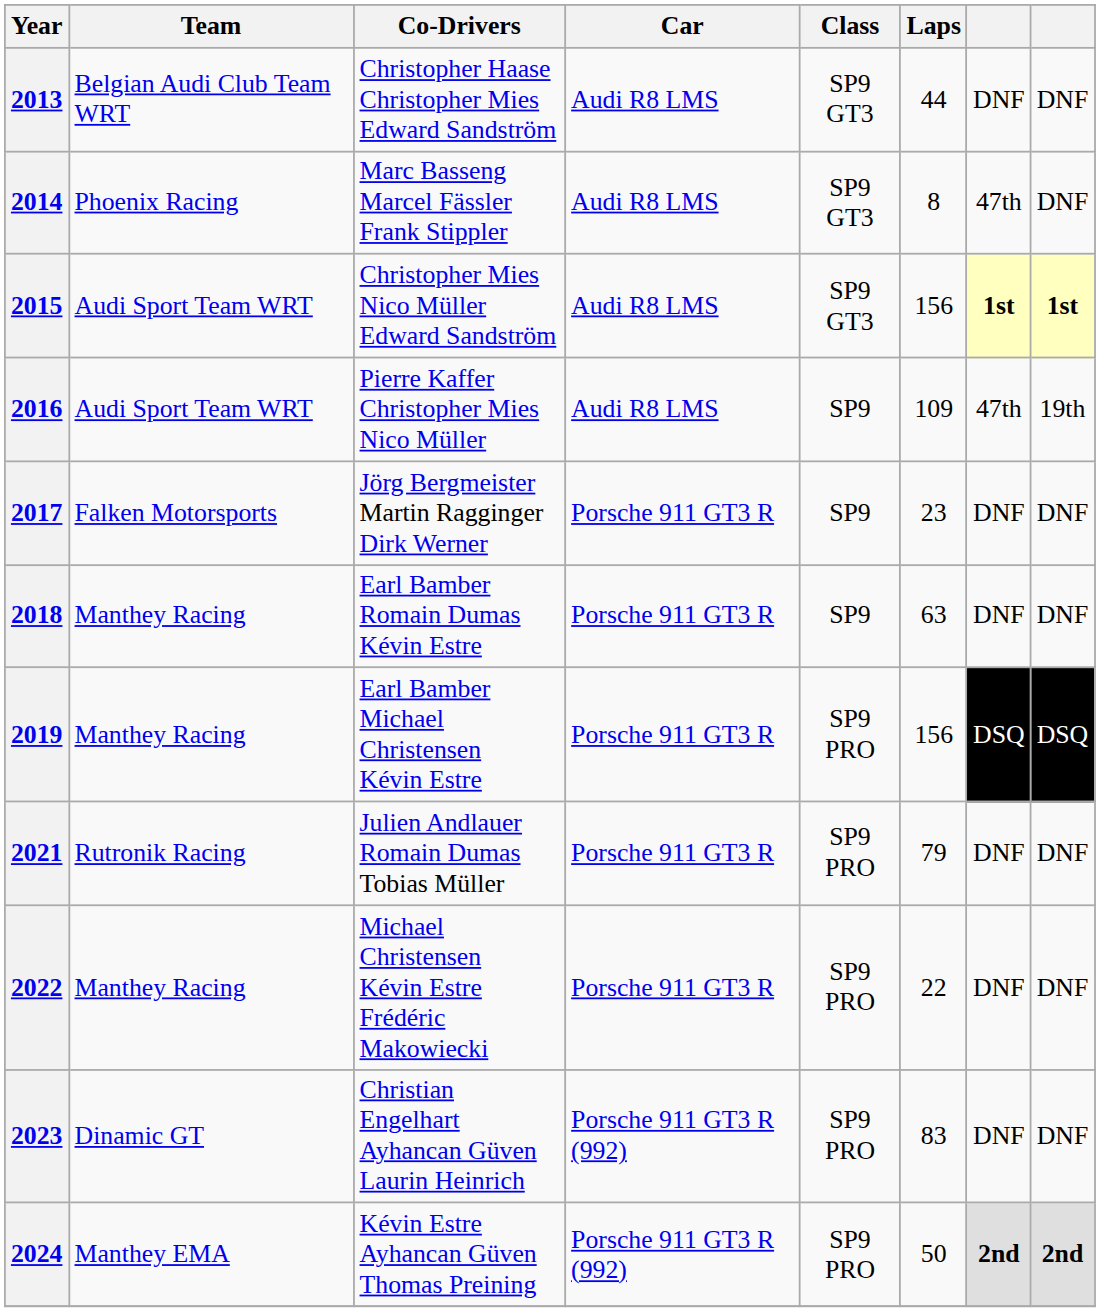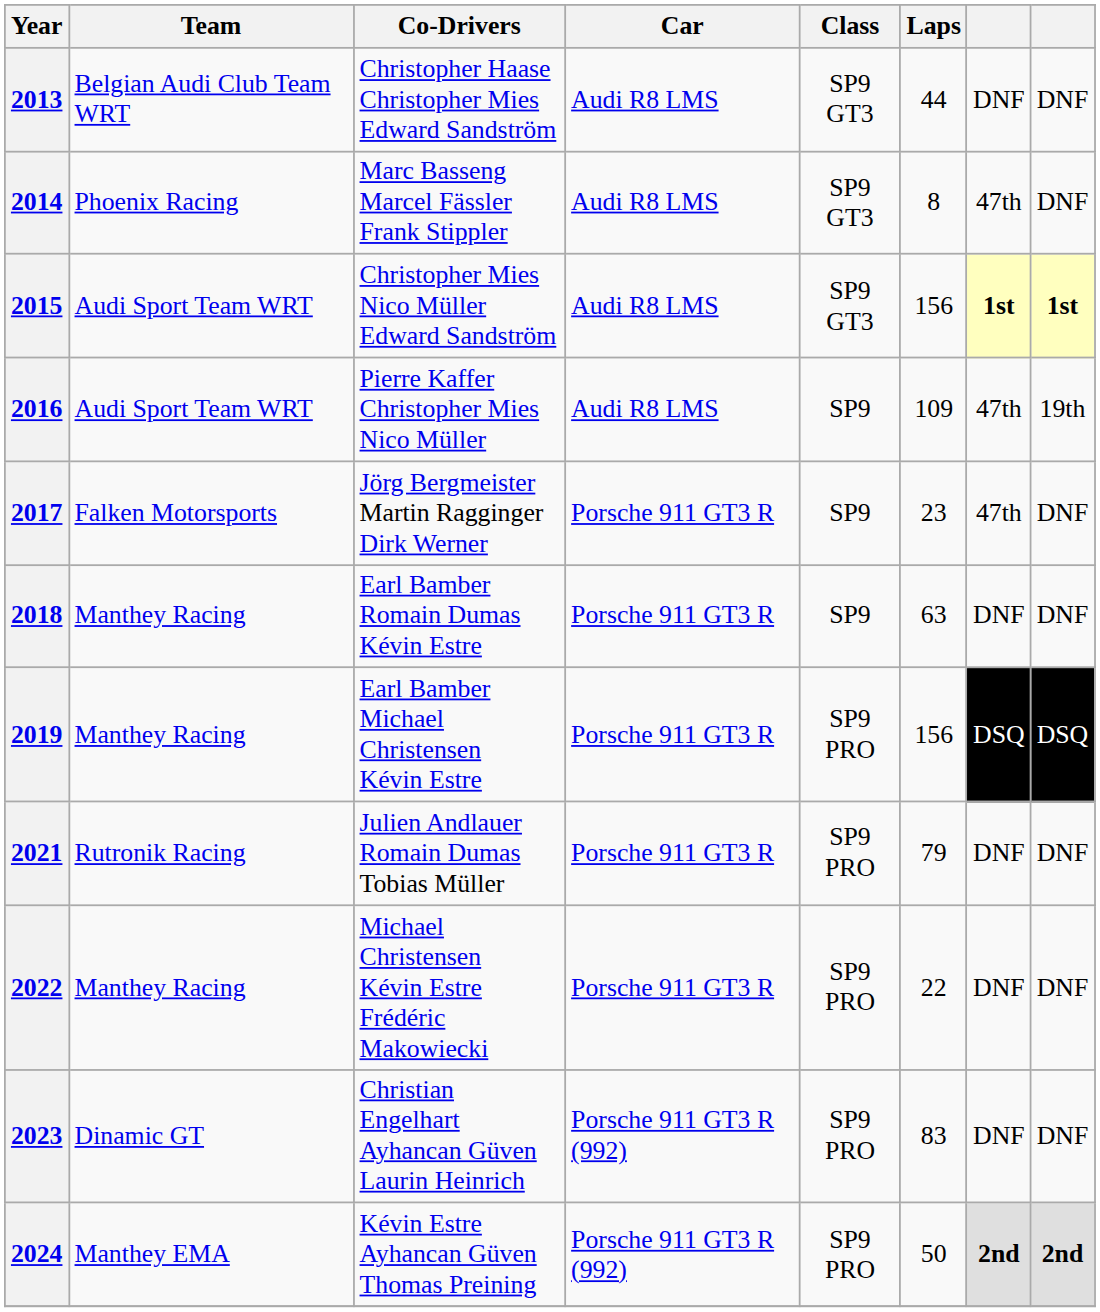(999, 512) DNF -> (999, 512) 47th
